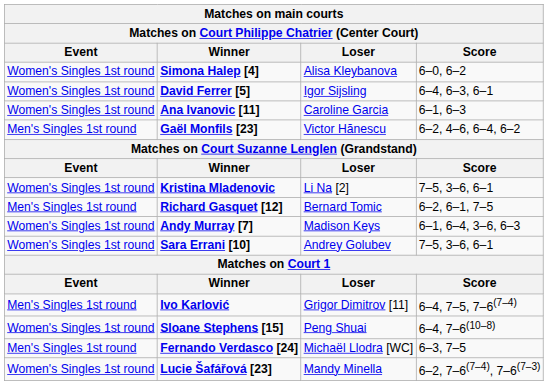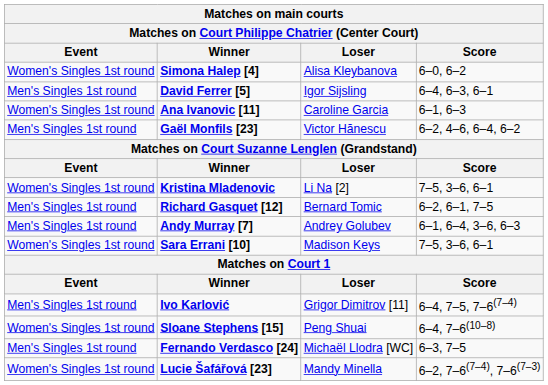(81, 91) Women's Singles 1st round -> (72, 91) Men's Singles 1st round
(81, 226) Women's Singles 1st round -> (72, 226) Men's Singles 1st round
(342, 226) Madison Keys -> (347, 226) Andrey Golubev
(347, 245) Andrey Golubev -> (342, 245) Madison Keys
